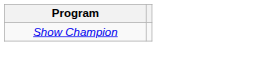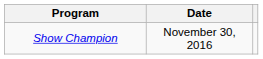+ column: (200, 13)
